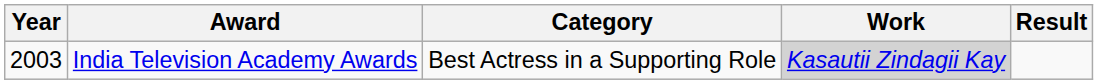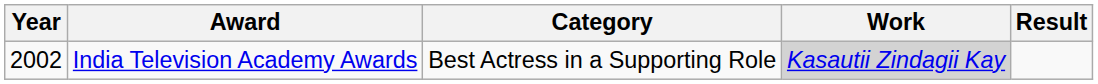(36, 60) 2003 -> (36, 60) 2002
